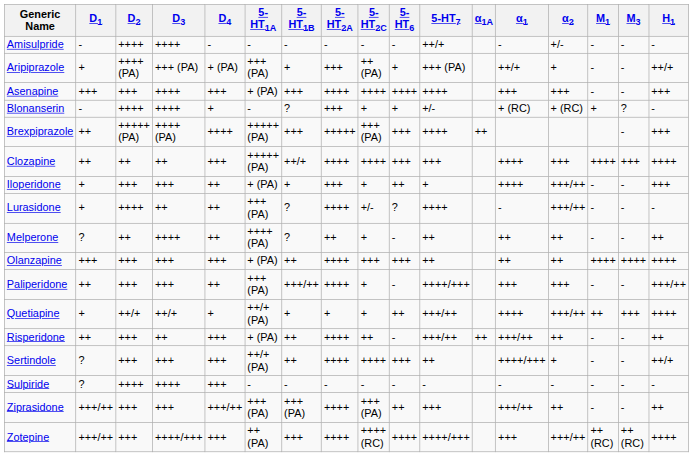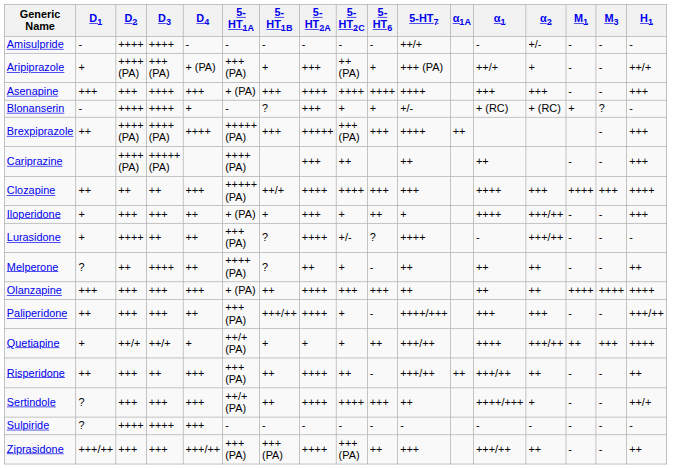(134, 132) +++++ (PA) -> (131, 132) ++++ (PA)
+ row: (35, 161)
(262, 337) + (PA) -> (236, 373) +++ (PA)
- row: (28, 437)
